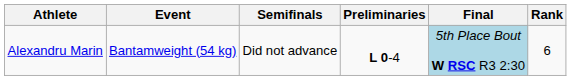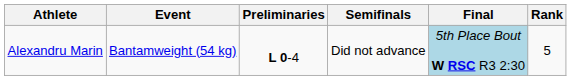columns swapped: (384, 15) <-> (290, 15)
(547, 50) 6 -> (547, 50) 5
